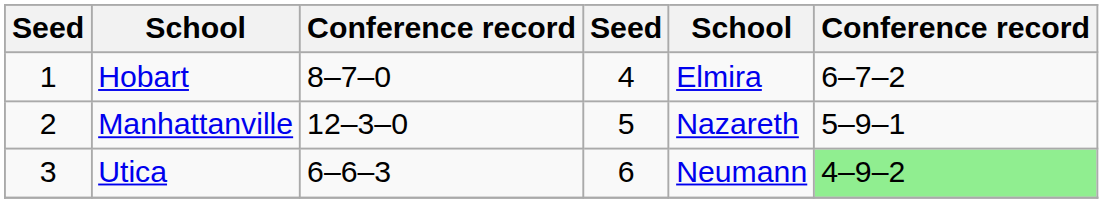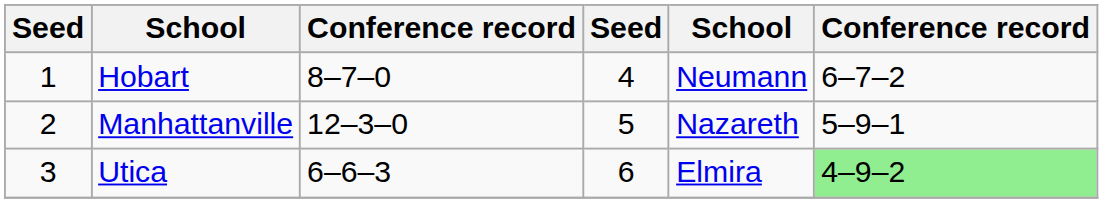(719, 76) Elmira -> (742, 76) Neumann
(742, 172) Neumann -> (719, 172) Elmira
